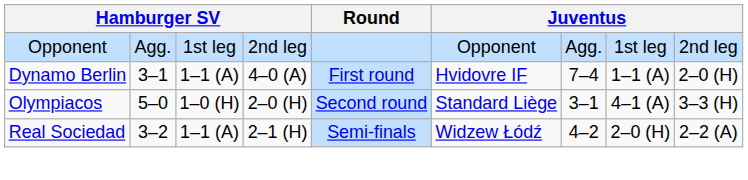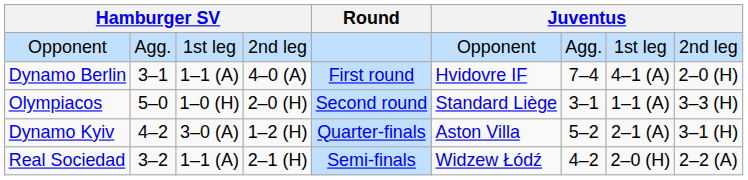(640, 75) 1–1 (A) -> (640, 75) 4–1 (A)
(640, 103) 4–1 (A) -> (640, 103) 1–1 (A)
+ row: (61, 132)
